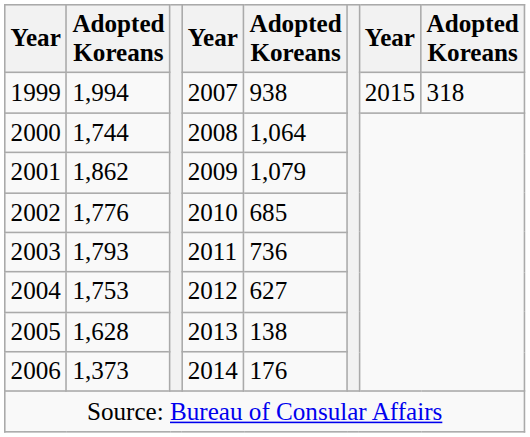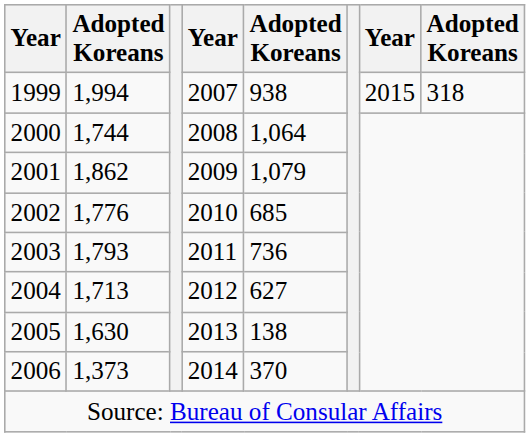(101, 291) 1,753 -> (101, 291) 1,713
(101, 331) 1,628 -> (101, 331) 1,630
(268, 371) 176 -> (268, 371) 370
